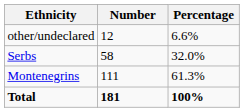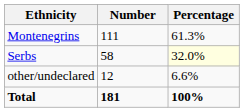rows swapped: (43, 76) <-> (51, 35)
(188, 55) no background -> (188, 55) lightyellow background
